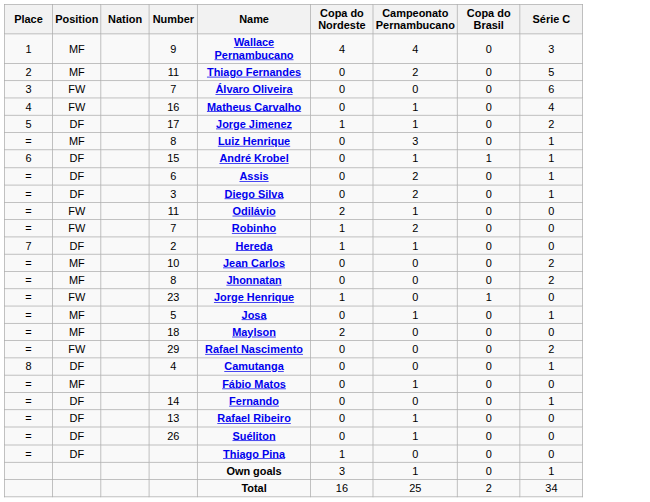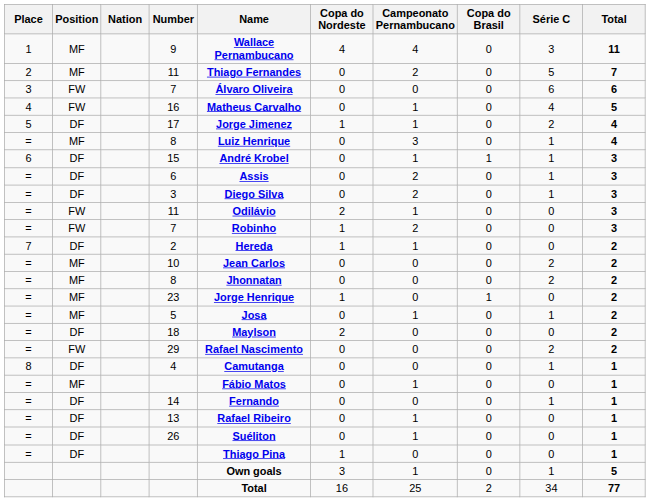+ column: (614, 19)
(77, 298) FW -> (77, 298) MF
(77, 332) MF -> (77, 332) DF
